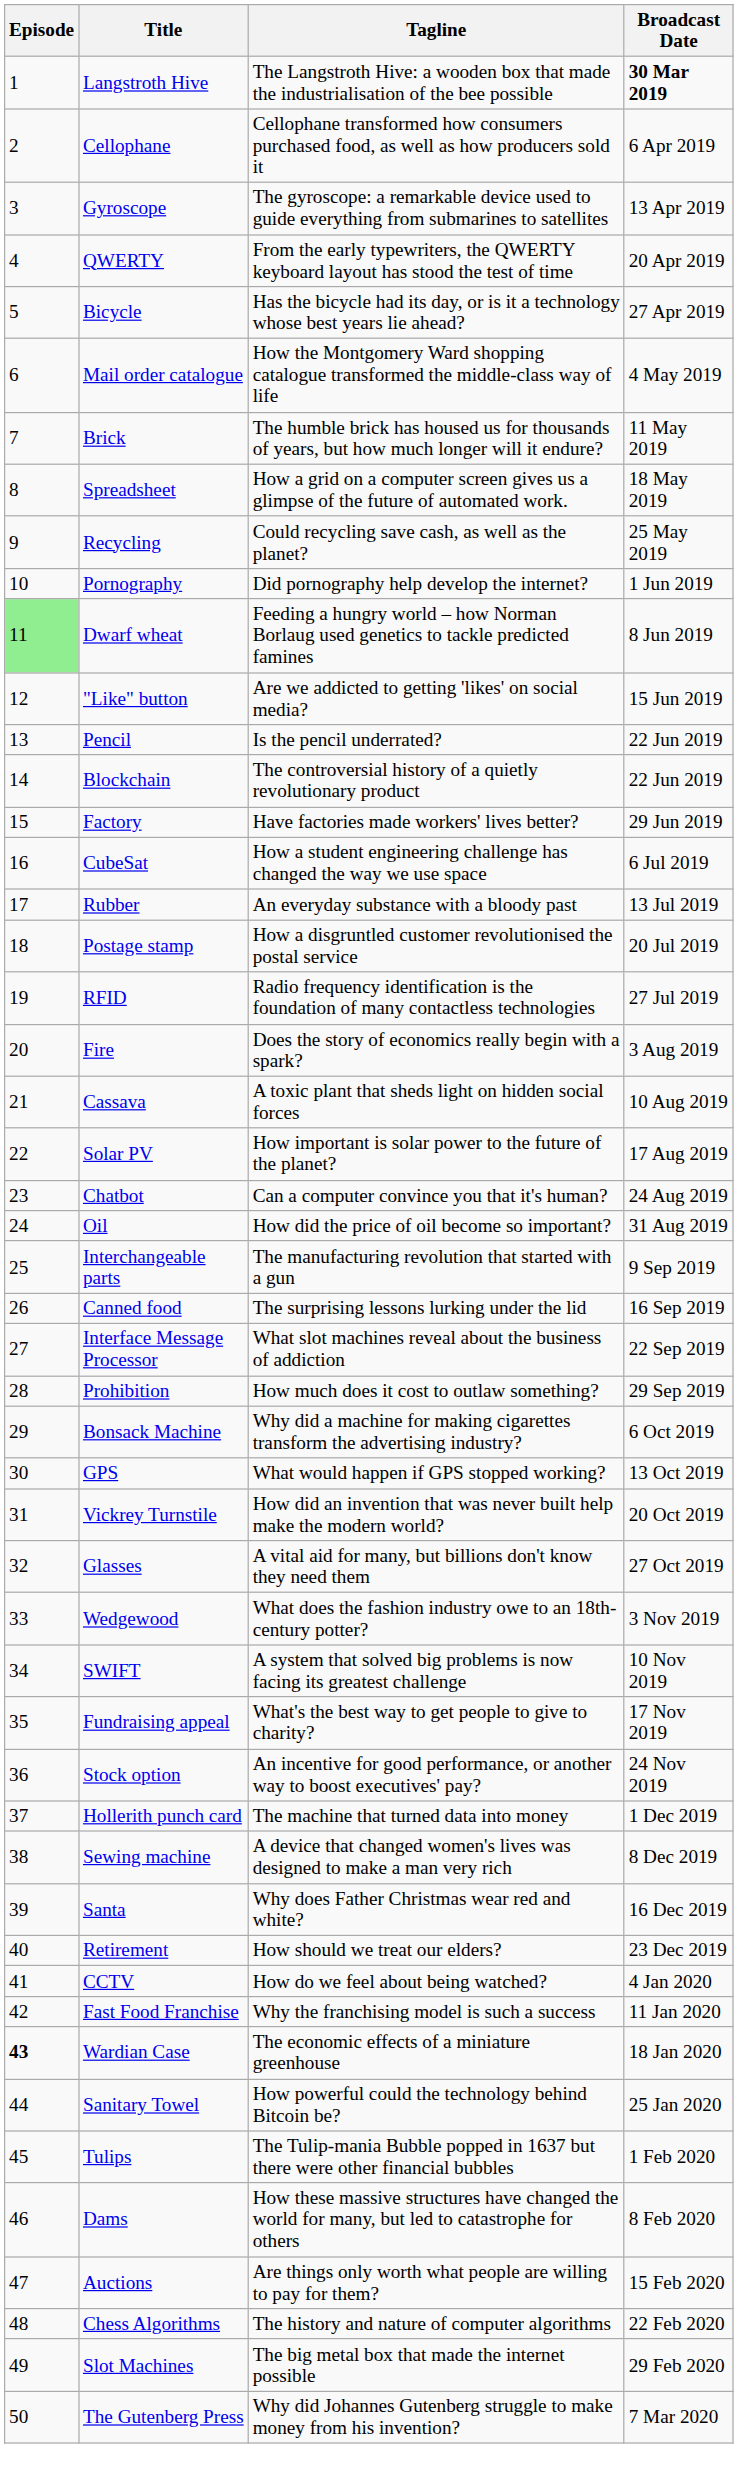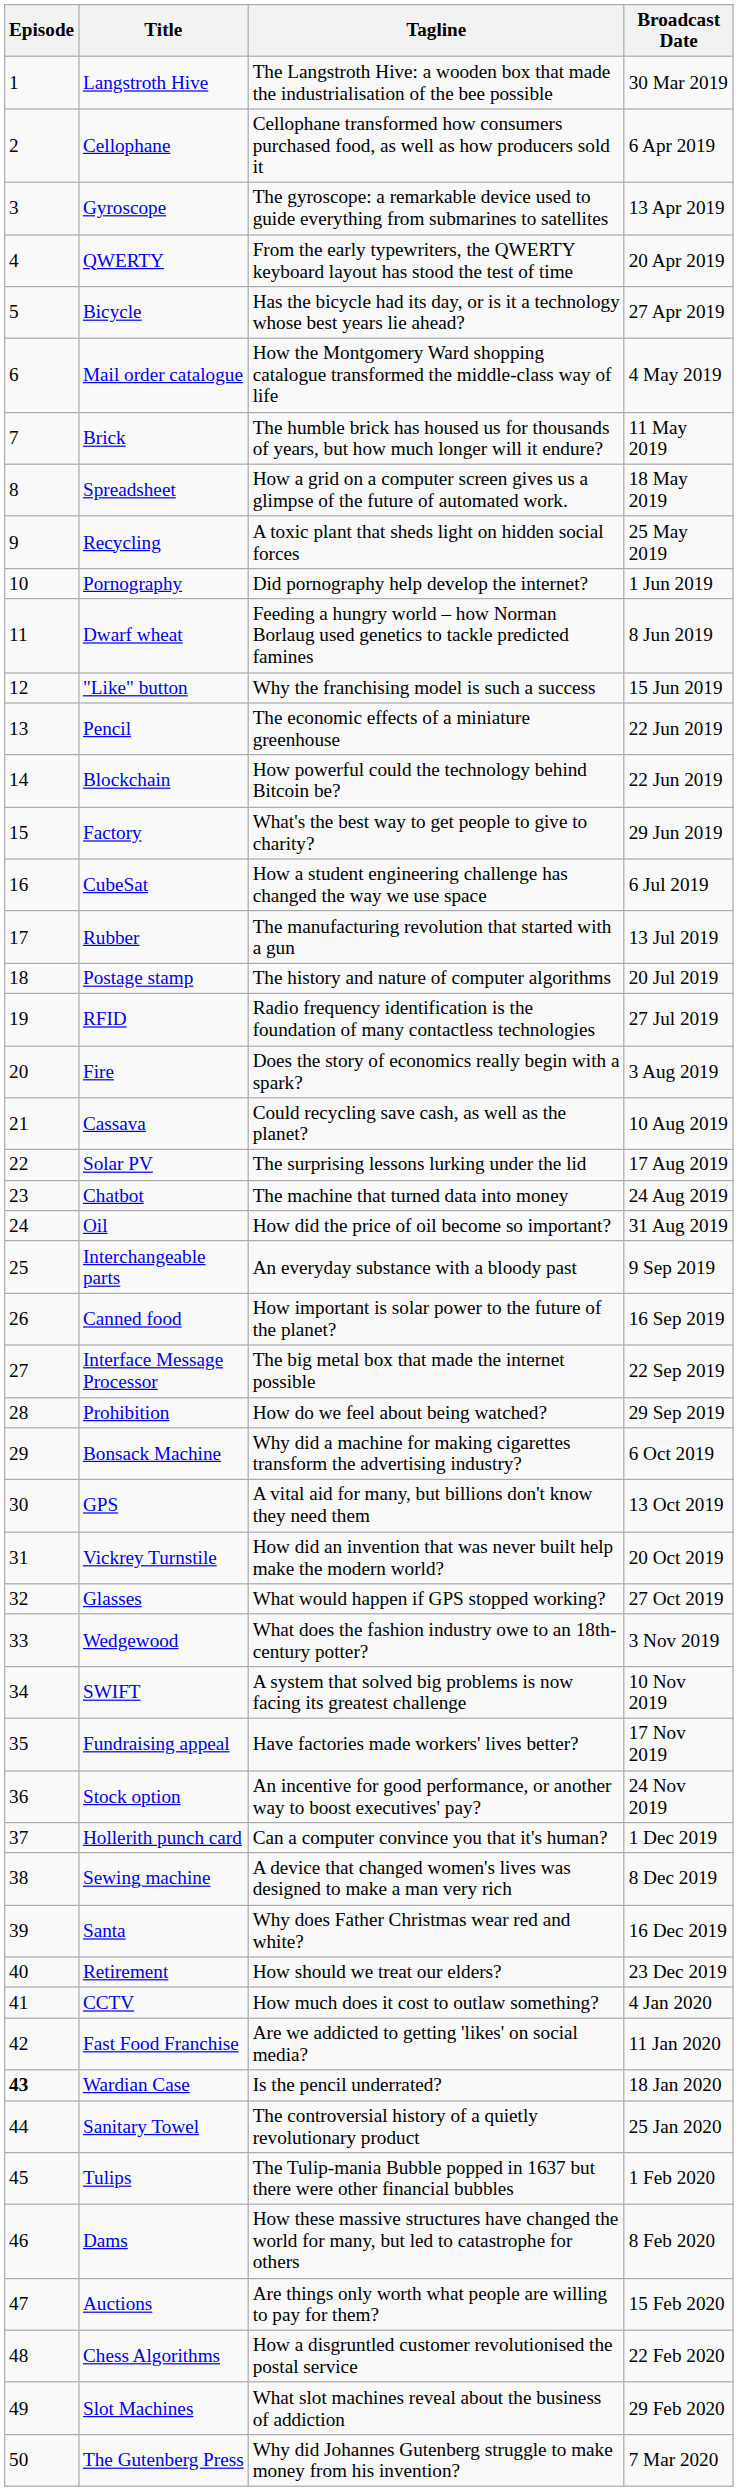(659, 82) bold -> (678, 82) normal
(409, 542) Could recycling save cash, as well as the planet? -> (428, 542) A toxic plant that sheds light on hidden social forces
(18, 635) lightgreen background -> (18, 635) no background
(415, 698) Are we addicted to getting 'likes' on social media? -> (424, 687) Why the franchising model is such a success
(347, 739) Is the pencil underrated? -> (391, 728) The economic effects of a miniature greenhouse
(395, 780) The controversial history of a quietly revolutionary product -> (420, 780) How powerful could the technology behind Bitcoin be?
(416, 822) Have factories made workers' lives better? -> (420, 832) What's the best way to get people to give to charity?
(415, 904) An everyday substance with a bloody past -> (432, 936) The manufacturing revolution that started with a gun
(433, 945) How a disgruntled customer revolutionised the postal service -> (432, 978) The history and nature of computer algorithms
(428, 1101) A toxic plant that sheds light on hidden social forces -> (409, 1123) Could recycling save cash, as well as the planet?
(427, 1154) How important is solar power to the future of the planet? -> (420, 1164) The surprising lessons lurking under the lid
(430, 1195) Can a computer convince you that it's human? -> (410, 1195) The machine that turned data into money
(432, 1266) The manufacturing revolution that started with a gun -> (415, 1266) An everyday substance with a bloody past
(420, 1308) The surprising lessons lurking under the lid -> (427, 1319) How important is solar power to the future of the planet?
(427, 1349) What slot machines reveal about the business of addiction -> (409, 1371) The big metal box that made the internet possible
(426, 1390) How much does it cost to outlaw something? -> (400, 1412) How do we feel about being watched?
(429, 1473) What would happen if GPS stopped working? -> (423, 1505) A vital aid for many, but billions don't know they need them
(423, 1566) A vital aid for many, but billions don't know they need them -> (429, 1598) What would happen if GPS stopped working?
(420, 1722) What's the best way to get people to give to charity? -> (416, 1744) Have factories made workers' lives better?
(410, 1815) The machine that turned data into money -> (430, 1837) Can a computer convince you that it's human?
(400, 1980) How do we feel about being watched? -> (426, 2002) How much does it cost to outlaw something?
(424, 2011) Why the franchising model is such a success -> (415, 2043) Are we addicted to getting 'likes' on social media?
(391, 2052) The economic effects of a miniature greenhouse -> (347, 2085) Is the pencil underrated?
(420, 2104) How powerful could the technology behind Bitcoin be? -> (395, 2126) The controversial history of a quietly revolutionary product
(432, 2323) The history and nature of computer algorithms -> (433, 2356) How a disgruntled customer revolutionised the postal service
(409, 2364) The big metal box that made the internet possible -> (427, 2408) What slot machines reveal about the business of addiction
